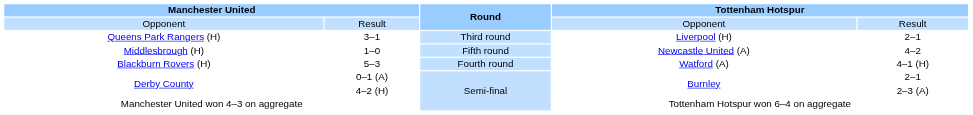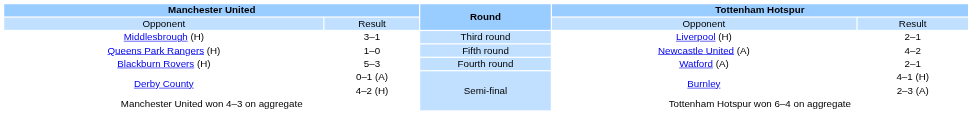(164, 37) Queens Park Rangers (H) -> (164, 37) Middlesbrough (H)
(164, 50) Middlesbrough (H) -> (164, 50) Queens Park Rangers (H)
(913, 64) 4–1 (H) -> (913, 64) 2–1
(913, 77) 2–1 -> (913, 77) 4–1 (H)
